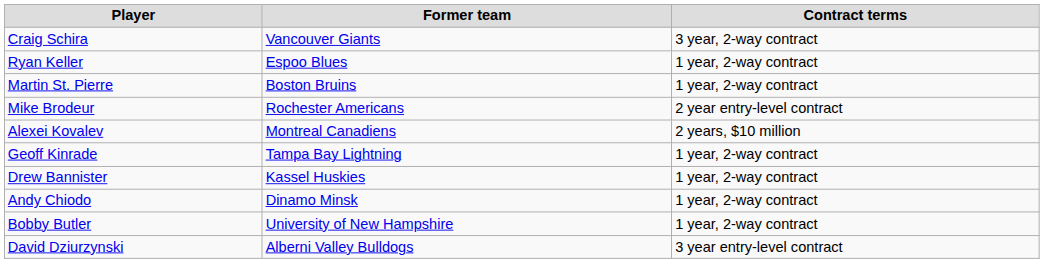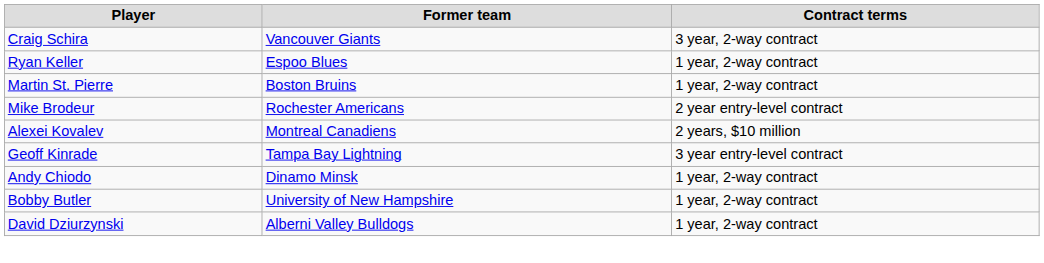(746, 154) 1 year, 2-way contract -> (759, 154) 3 year entry-level contract
- row: (58, 177)
(759, 246) 3 year entry-level contract -> (746, 223) 1 year, 2-way contract
